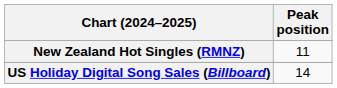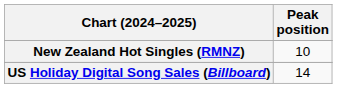(303, 51) 11 -> (303, 51) 10
